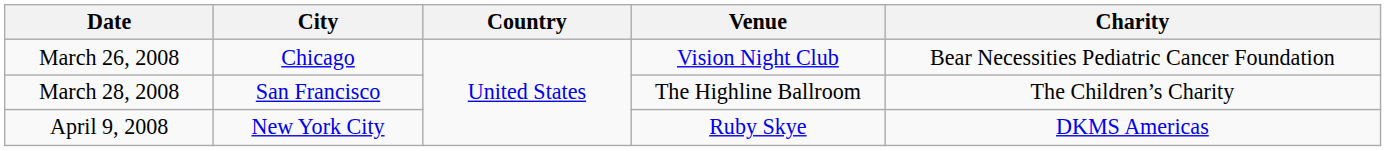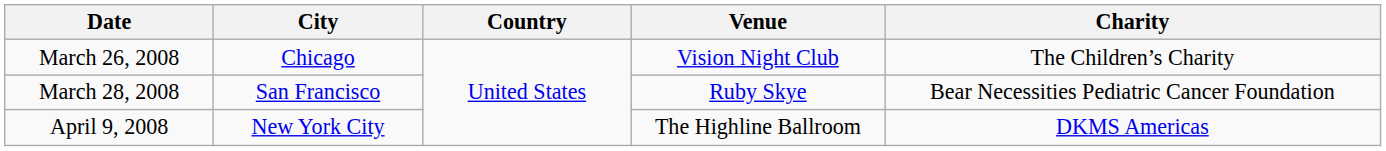(1132, 57) Bear Necessities Pediatric Cancer Foundation -> (1132, 57) The Children’s Charity
(758, 92) The Highline Ballroom -> (758, 92) Ruby Skye
(1132, 92) The Children’s Charity -> (1132, 92) Bear Necessities Pediatric Cancer Foundation
(758, 127) Ruby Skye -> (758, 127) The Highline Ballroom
